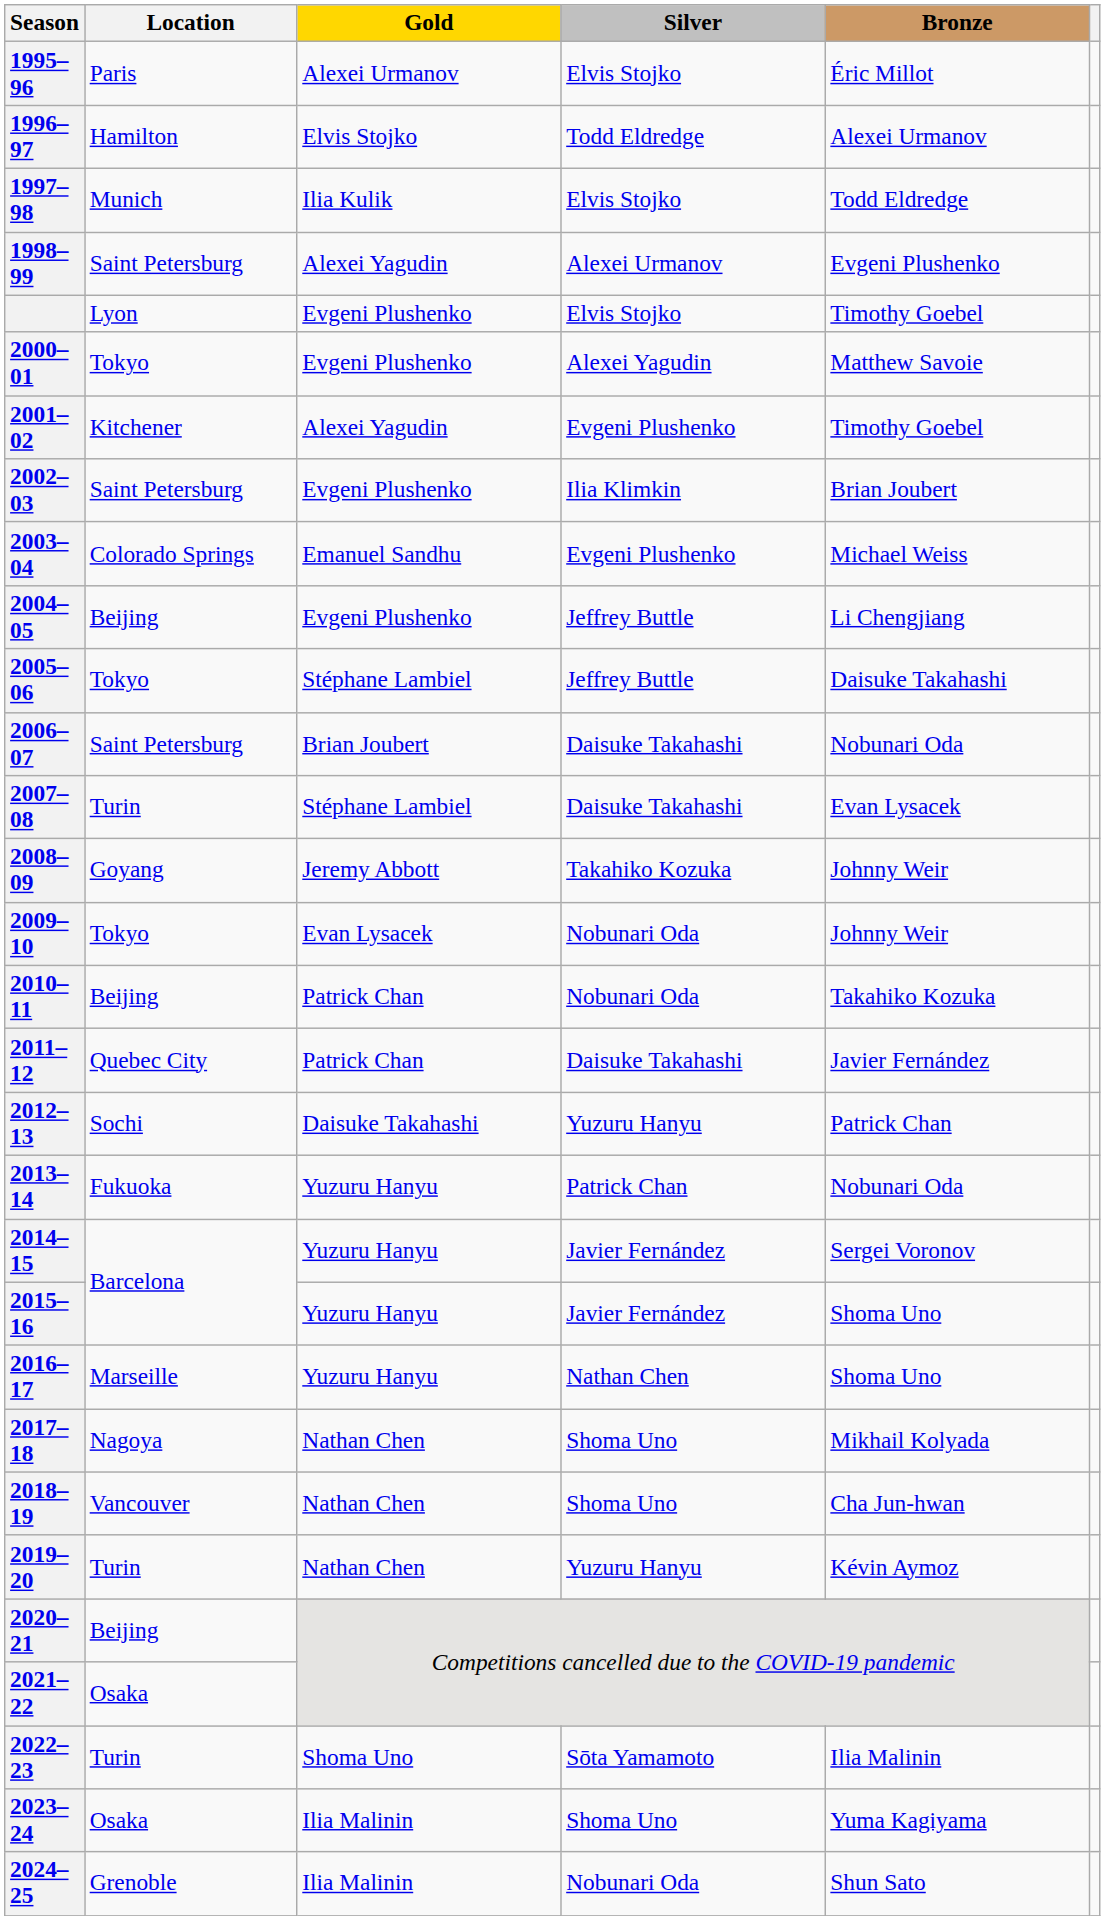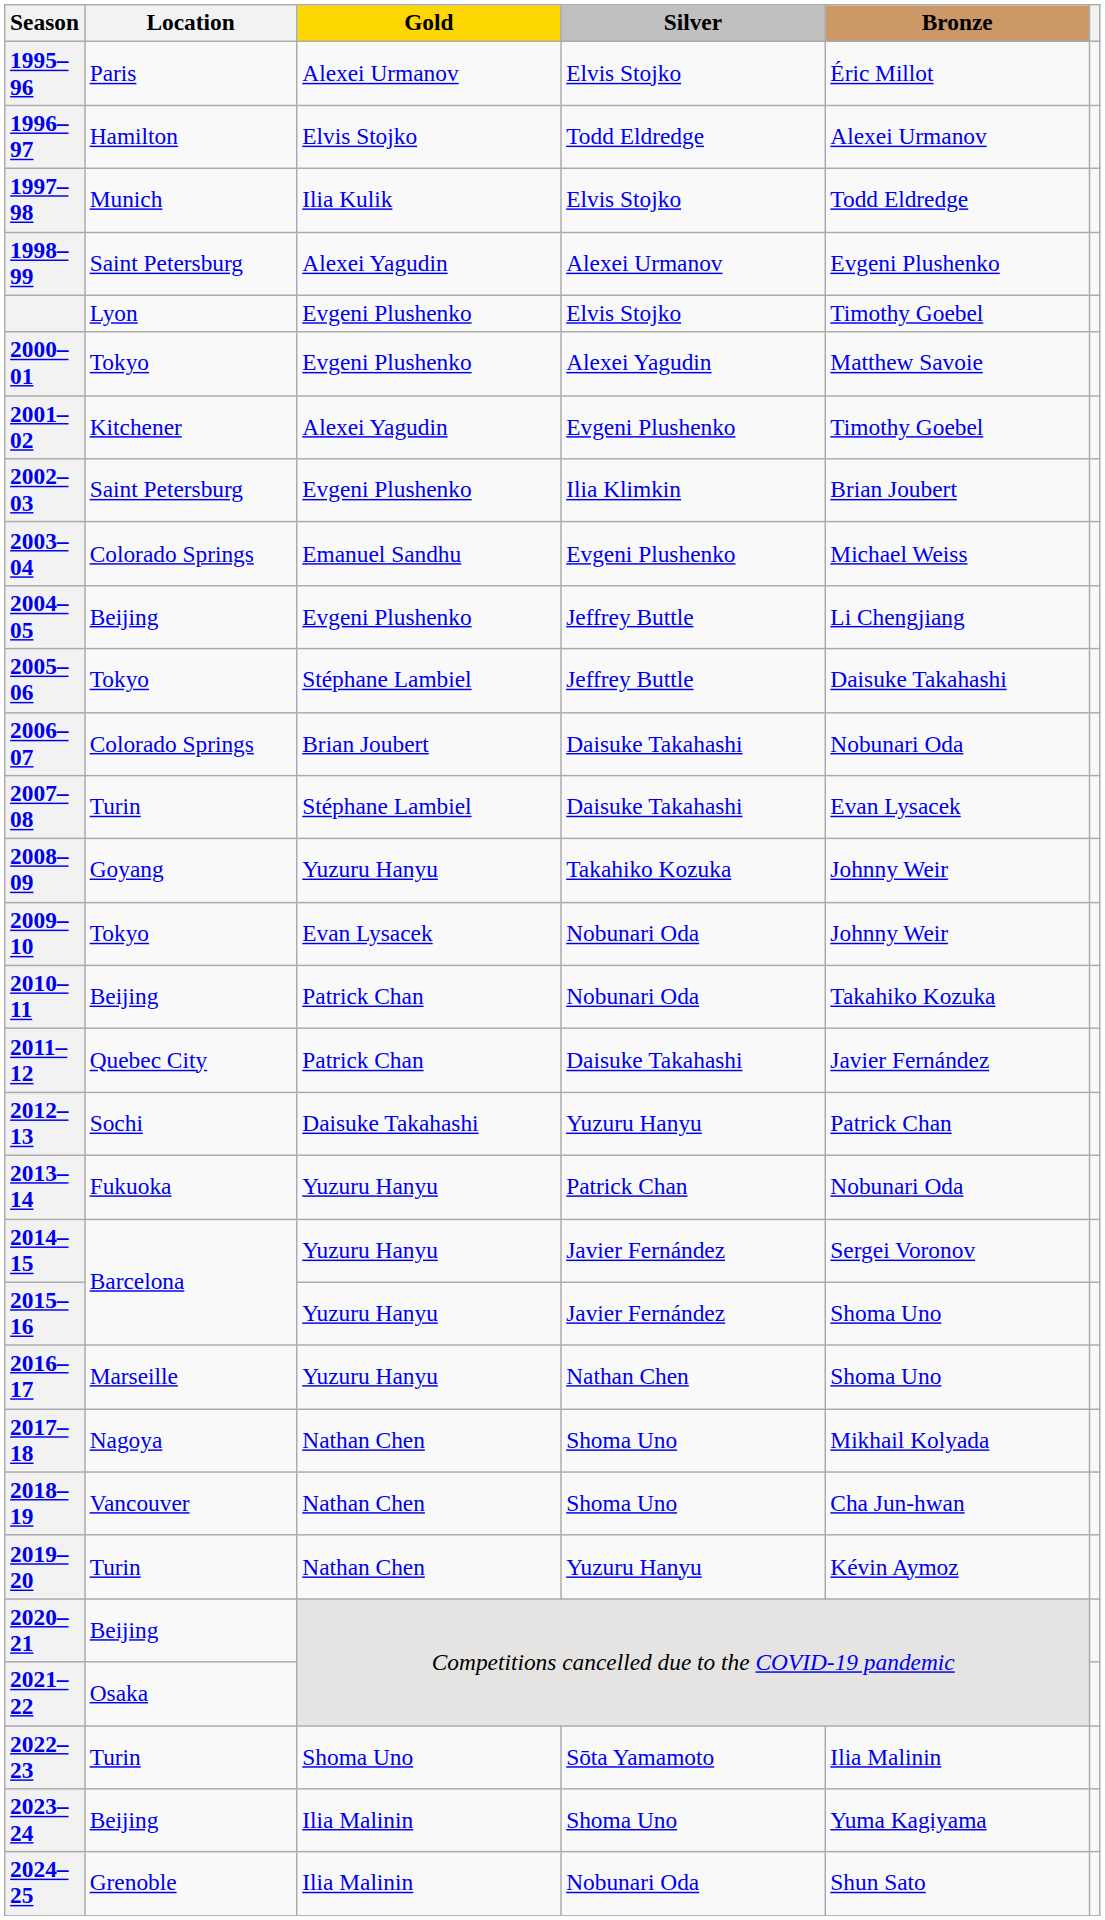(166, 743) Saint Petersburg -> (172, 743) Colorado Springs
(371, 870) Jeremy Abbott -> (370, 870) Yuzuru Hanyu
(119, 1820) Osaka -> (124, 1820) Beijing
